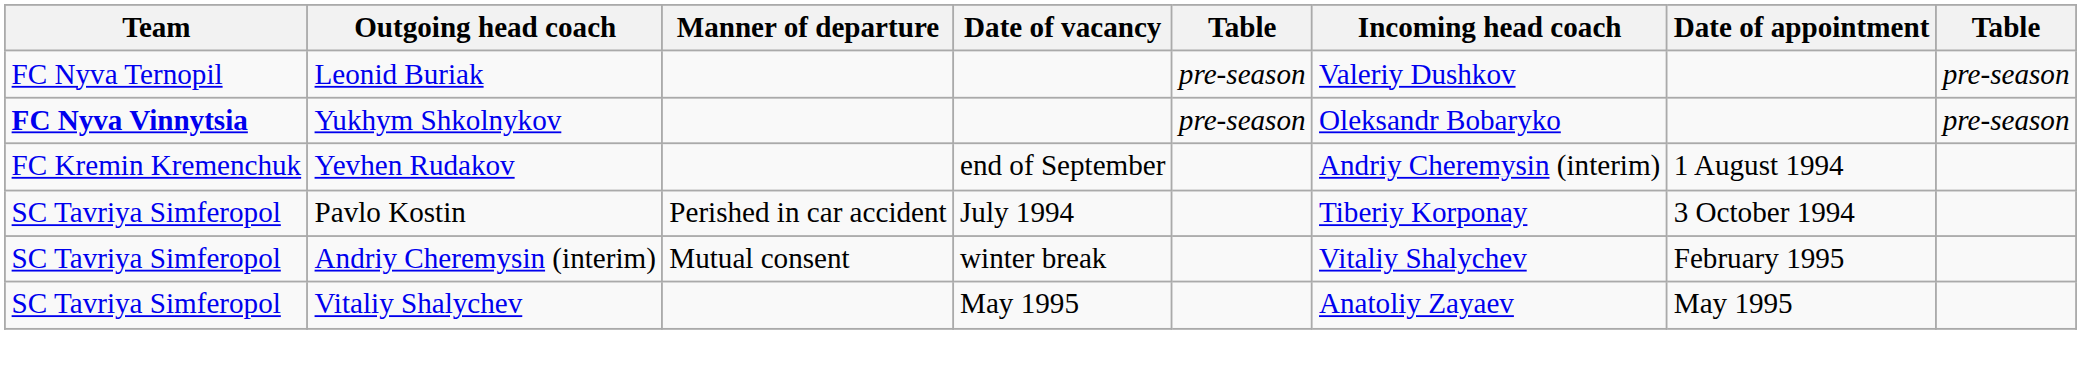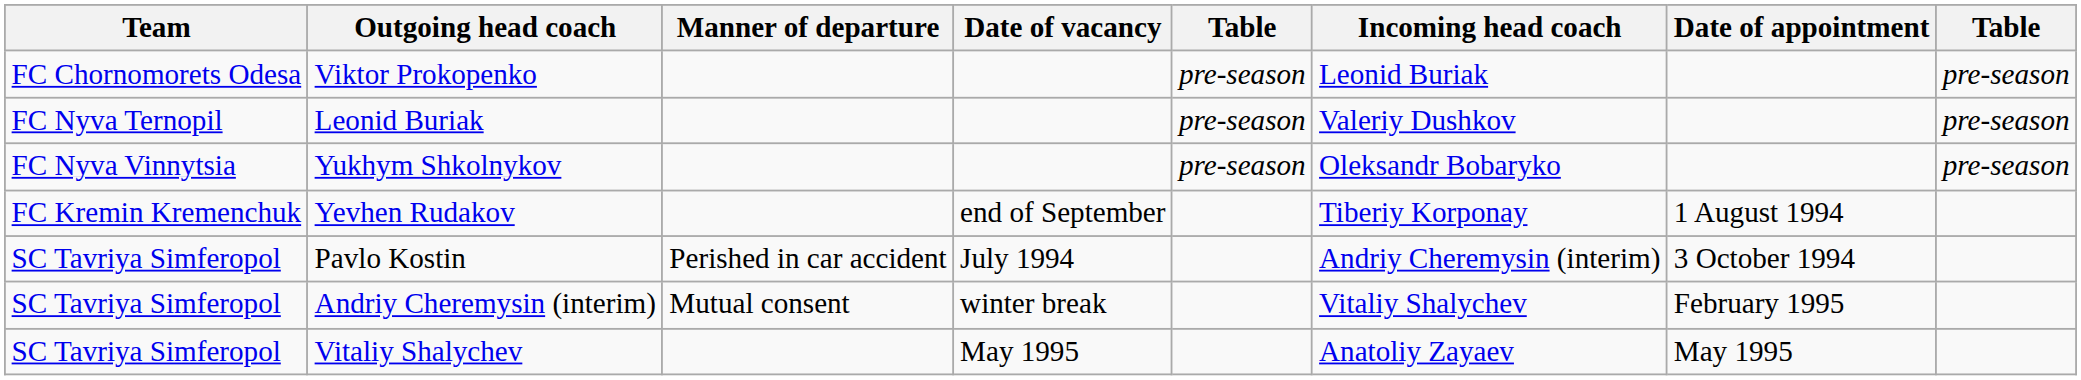+ row: (426, 73)
(130, 119) bold -> (124, 166) normal
(1490, 166) Andriy Cheremysin (interim) -> (1423, 212) Tiberiy Korponay
(1423, 212) Tiberiy Korponay -> (1490, 258) Andriy Cheremysin (interim)
